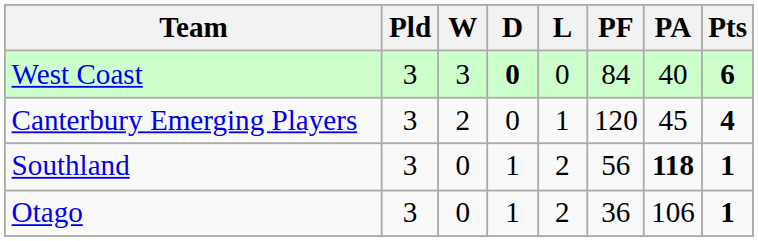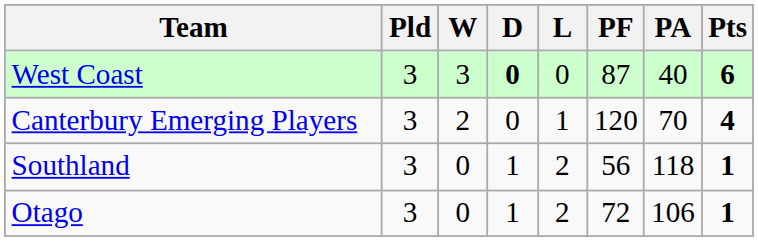(616, 73) 84 -> (616, 73) 87
(673, 119) 45 -> (673, 119) 70
(673, 166) bold -> (673, 166) normal
(616, 212) 36 -> (616, 212) 72
